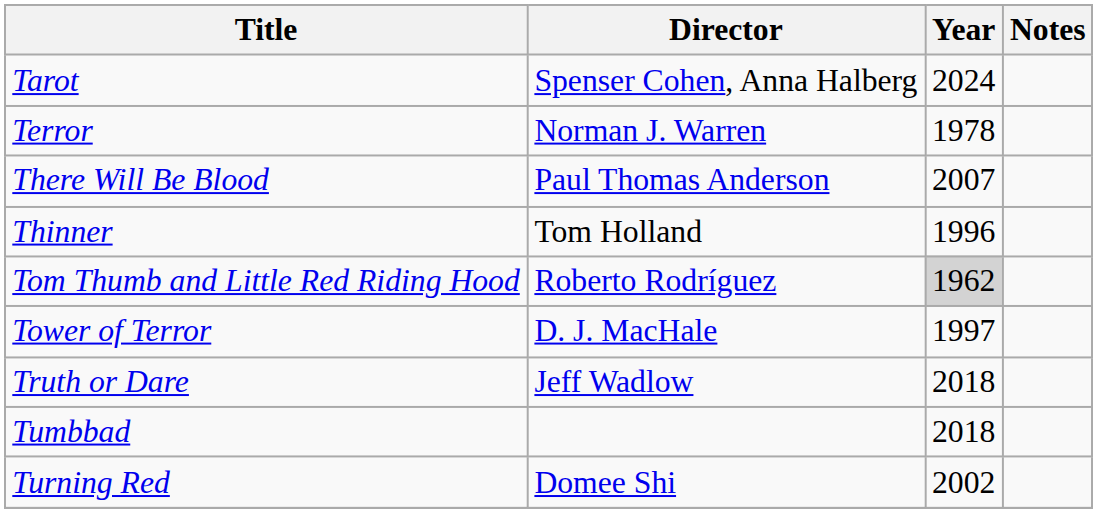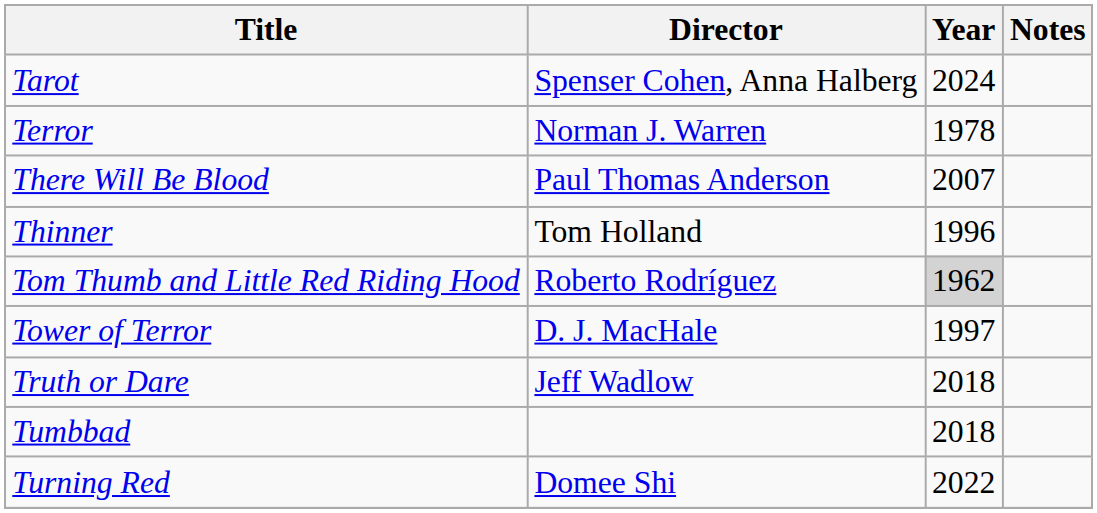(964, 481) 2002 -> (964, 481) 2022
